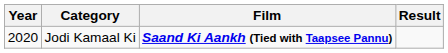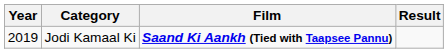(23, 37) 2020 -> (23, 37) 2019
